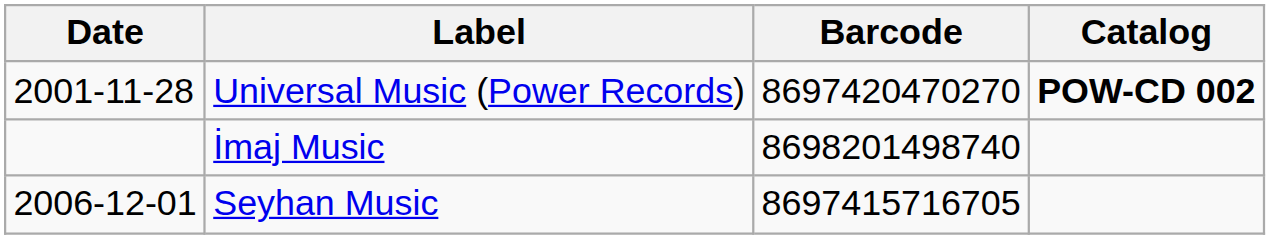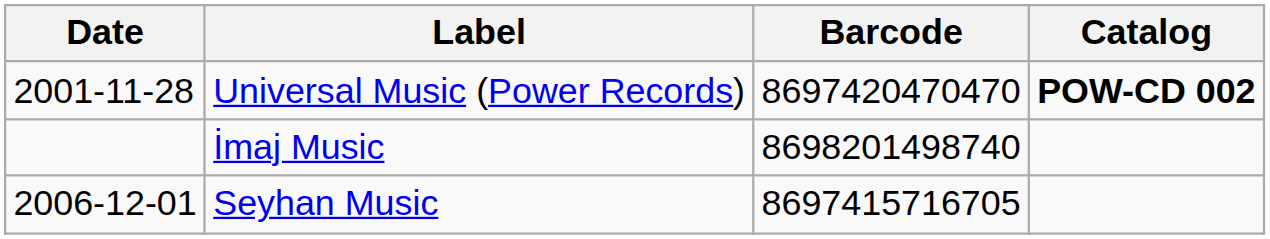(891, 89) 8697420470270 -> (891, 89) 8697420470470
